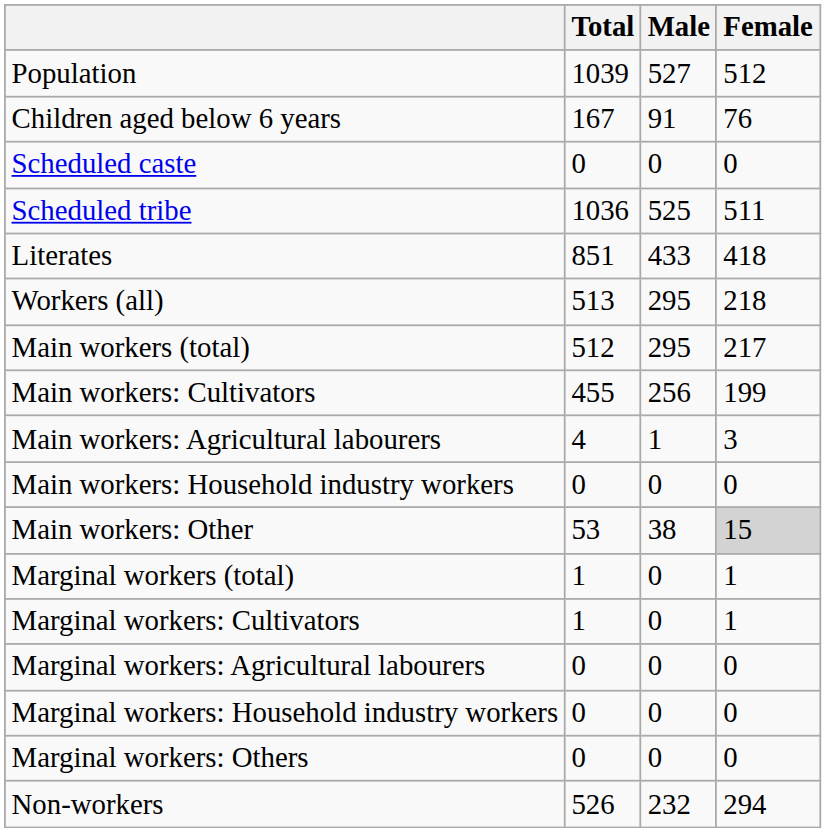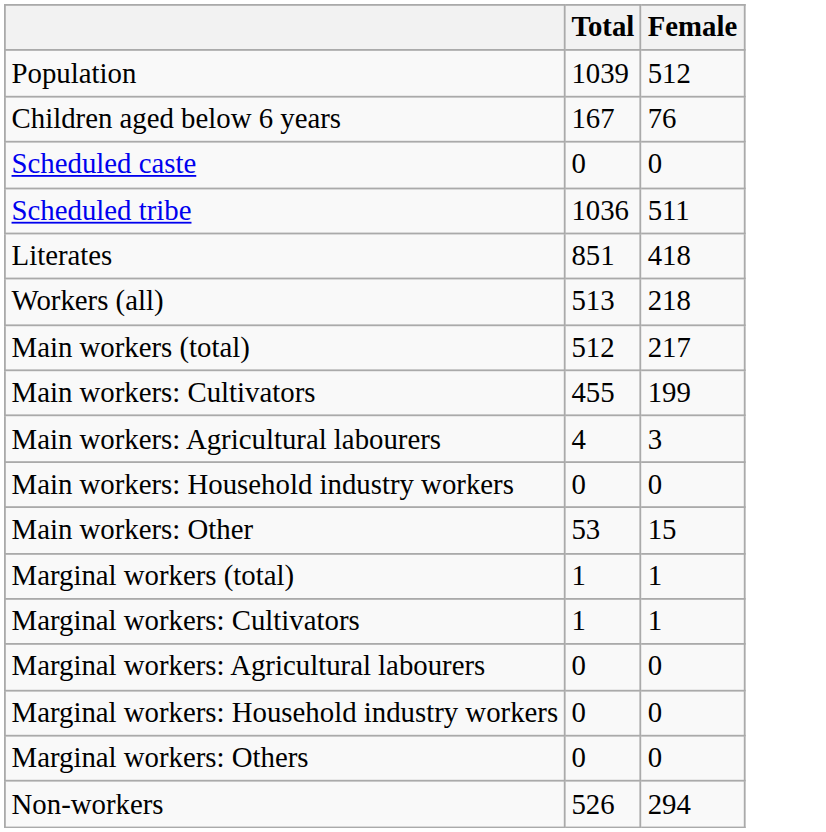- column: (679, 27)
(738, 529) lightgrey background -> (662, 529) no background
